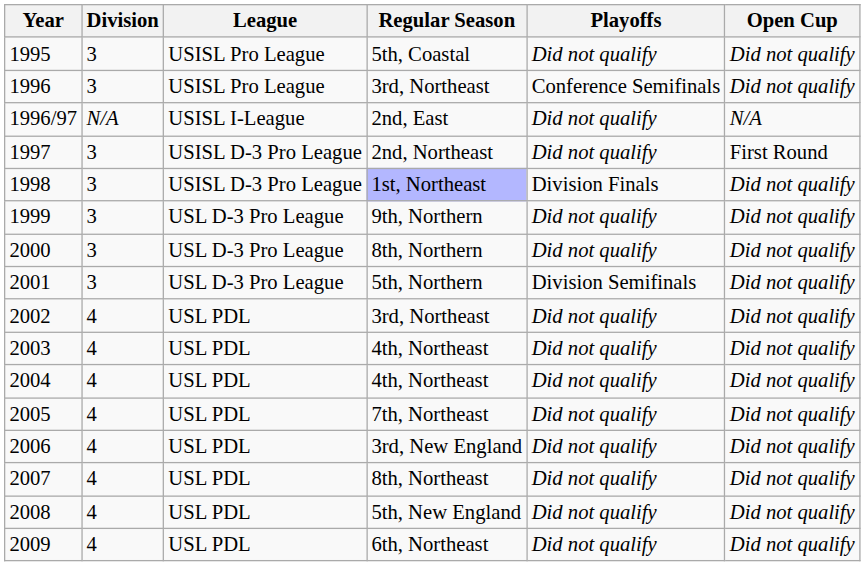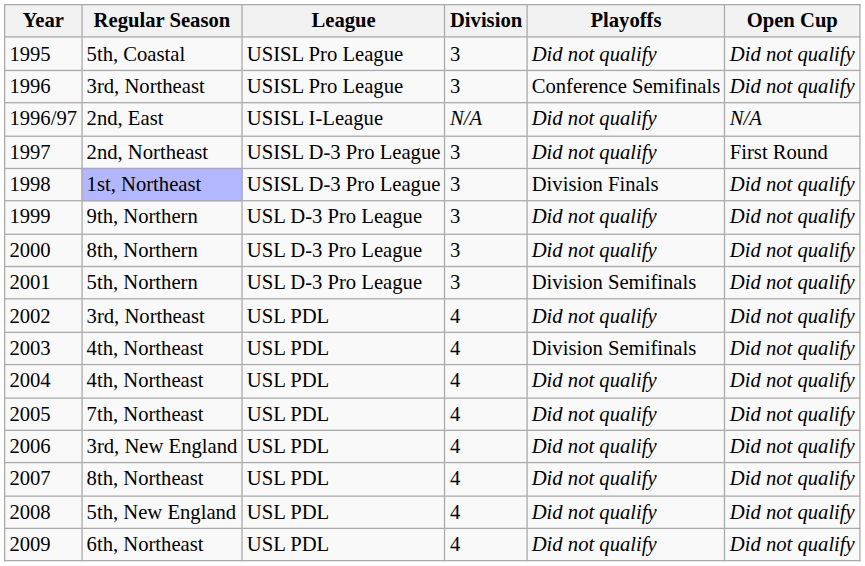columns swapped: (123, 20) <-> (447, 20)
(594, 348) Did not qualify -> (614, 348) Division Semifinals
